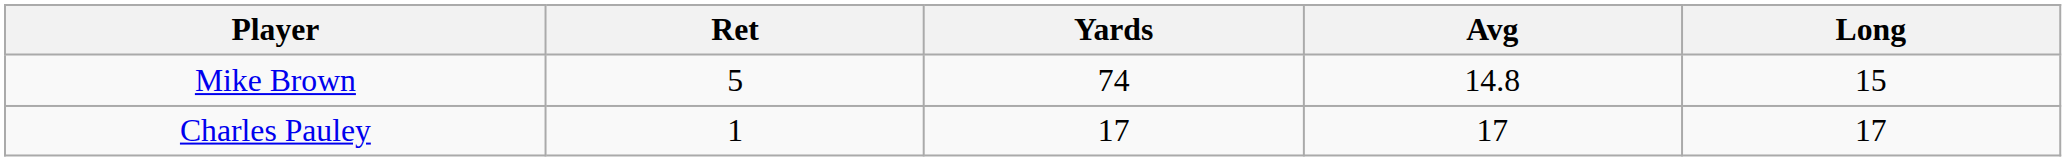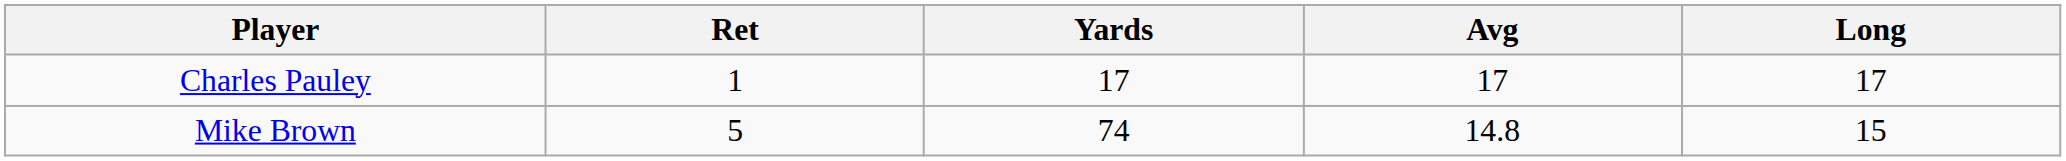rows swapped: (275, 79) <-> (275, 130)
